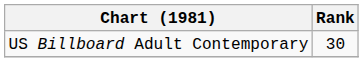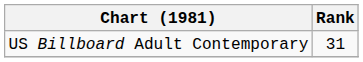(335, 44) 30 -> (335, 44) 31
